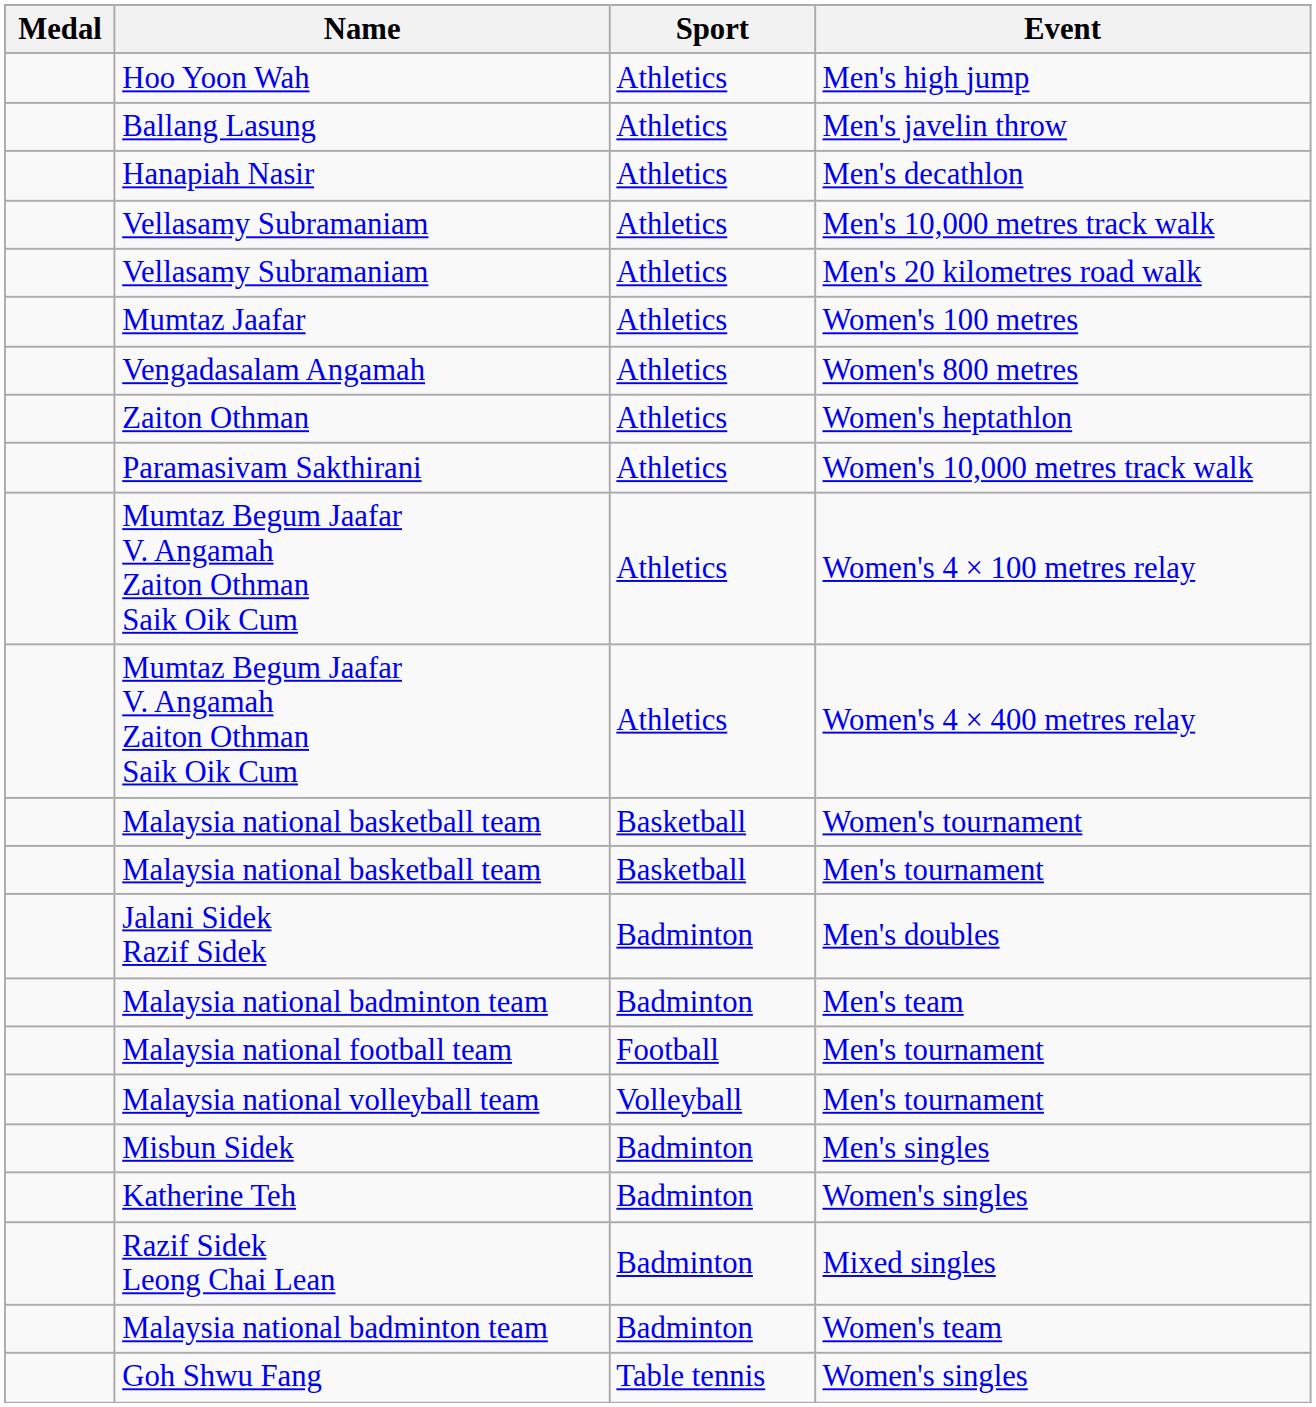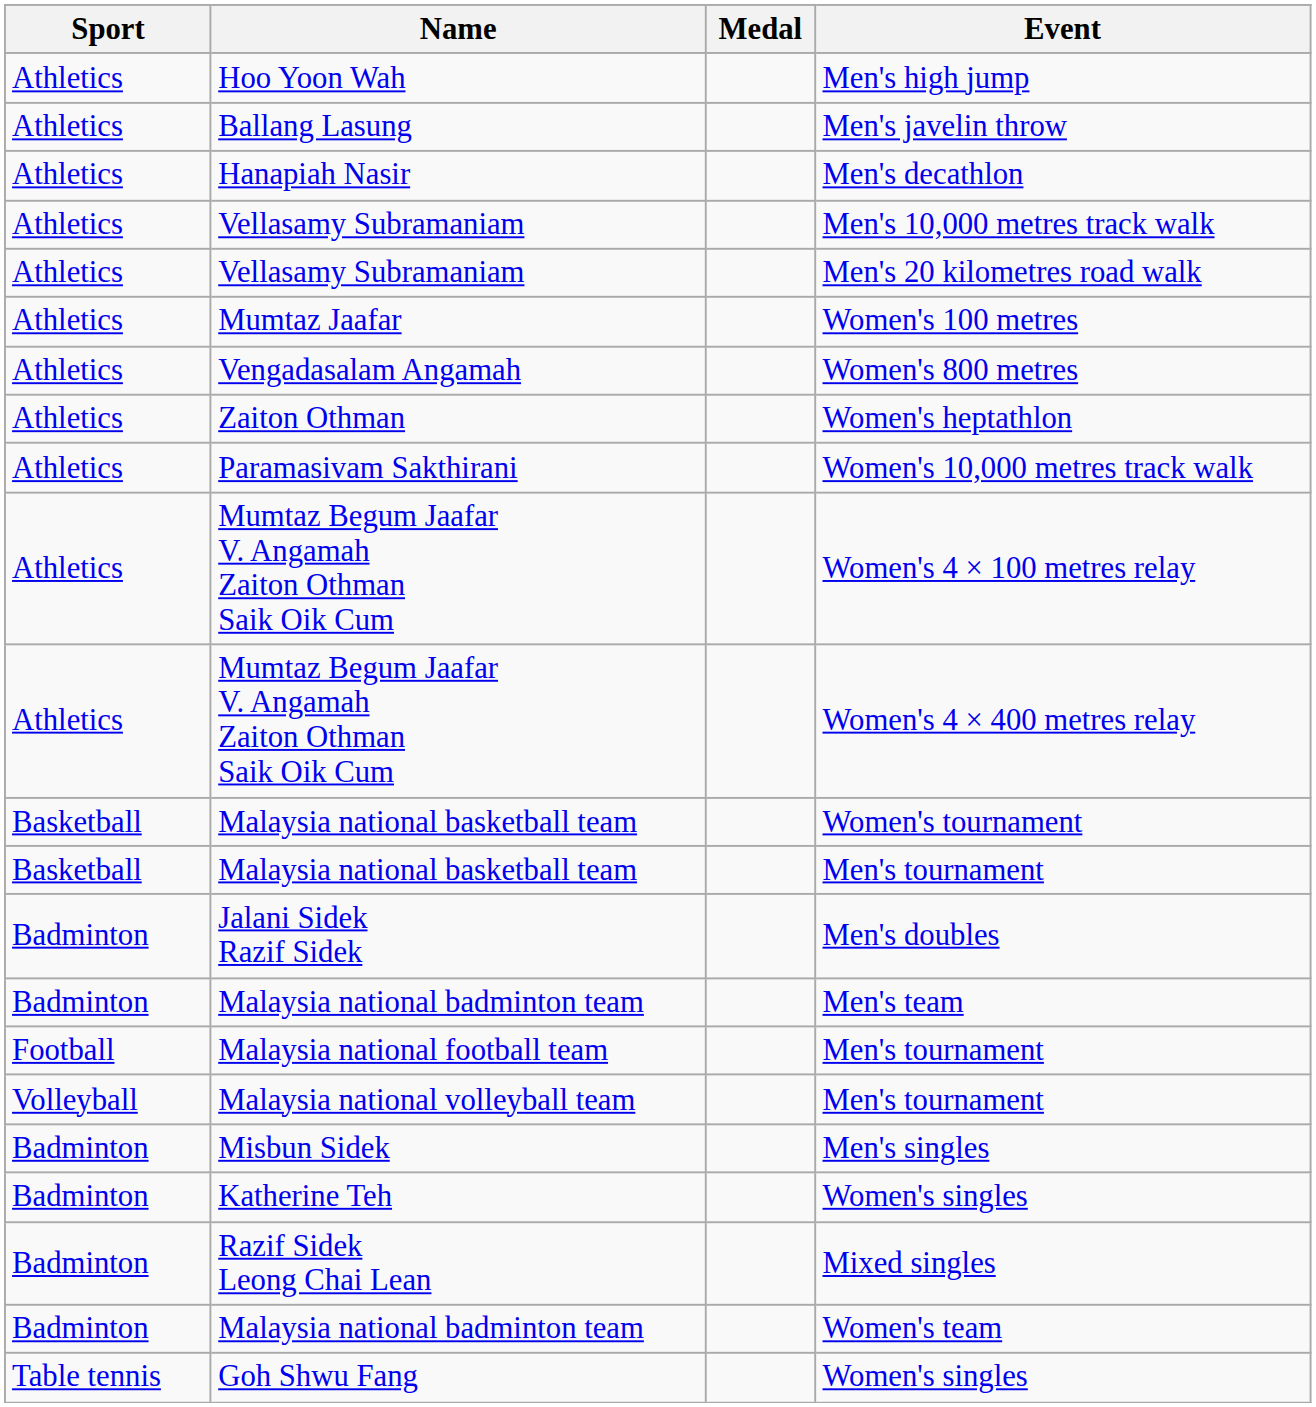columns swapped: (60, 28) <-> (712, 28)
